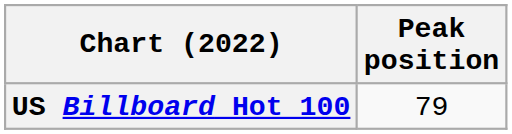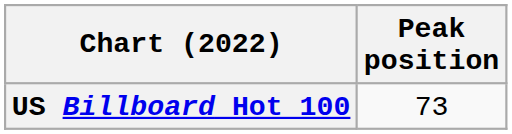(432, 107) 79 -> (432, 107) 73
